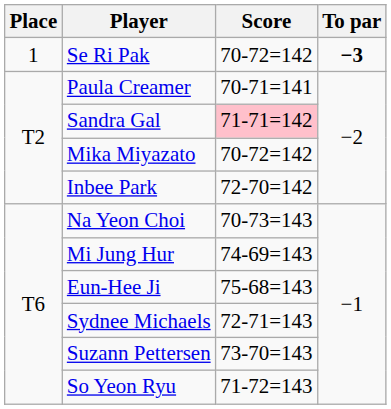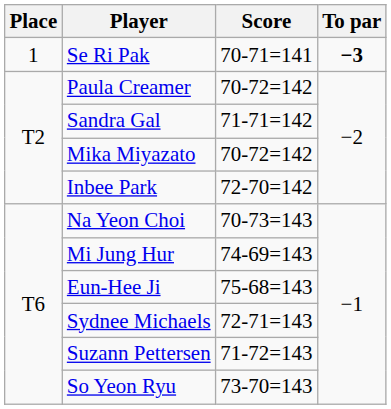(266, 54) 70-72=142 -> (266, 54) 70-71=141
(266, 87) 70-71=141 -> (266, 87) 70-72=142
(266, 120) pink background -> (266, 120) no background
(266, 353) 73-70=143 -> (266, 353) 71-72=143
(266, 386) 71-72=143 -> (266, 386) 73-70=143
